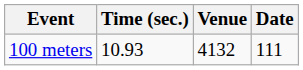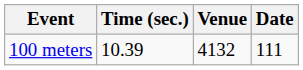(122, 49) 10.93 -> (122, 49) 10.39
